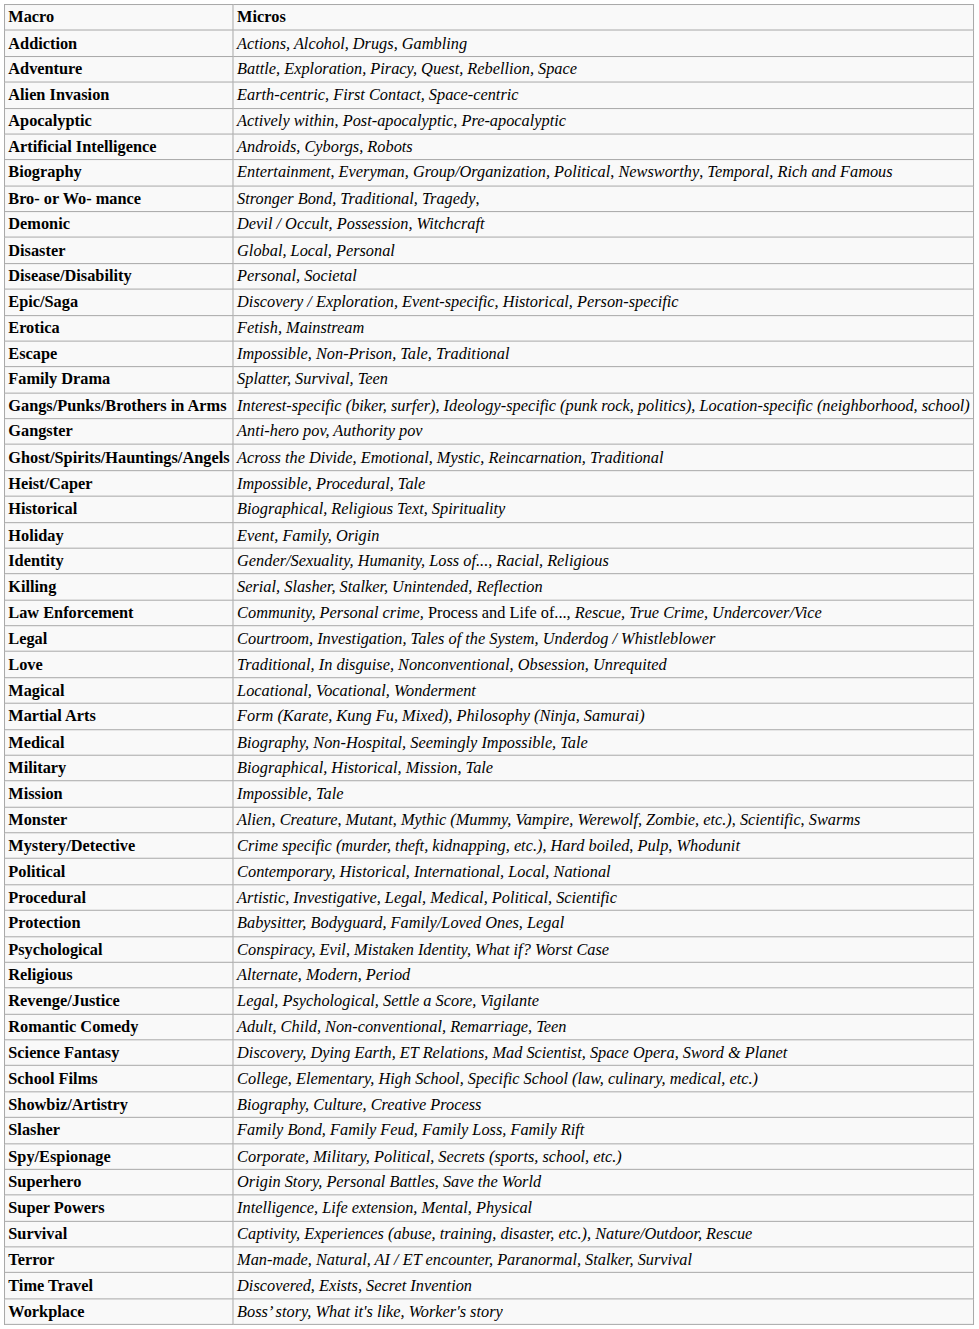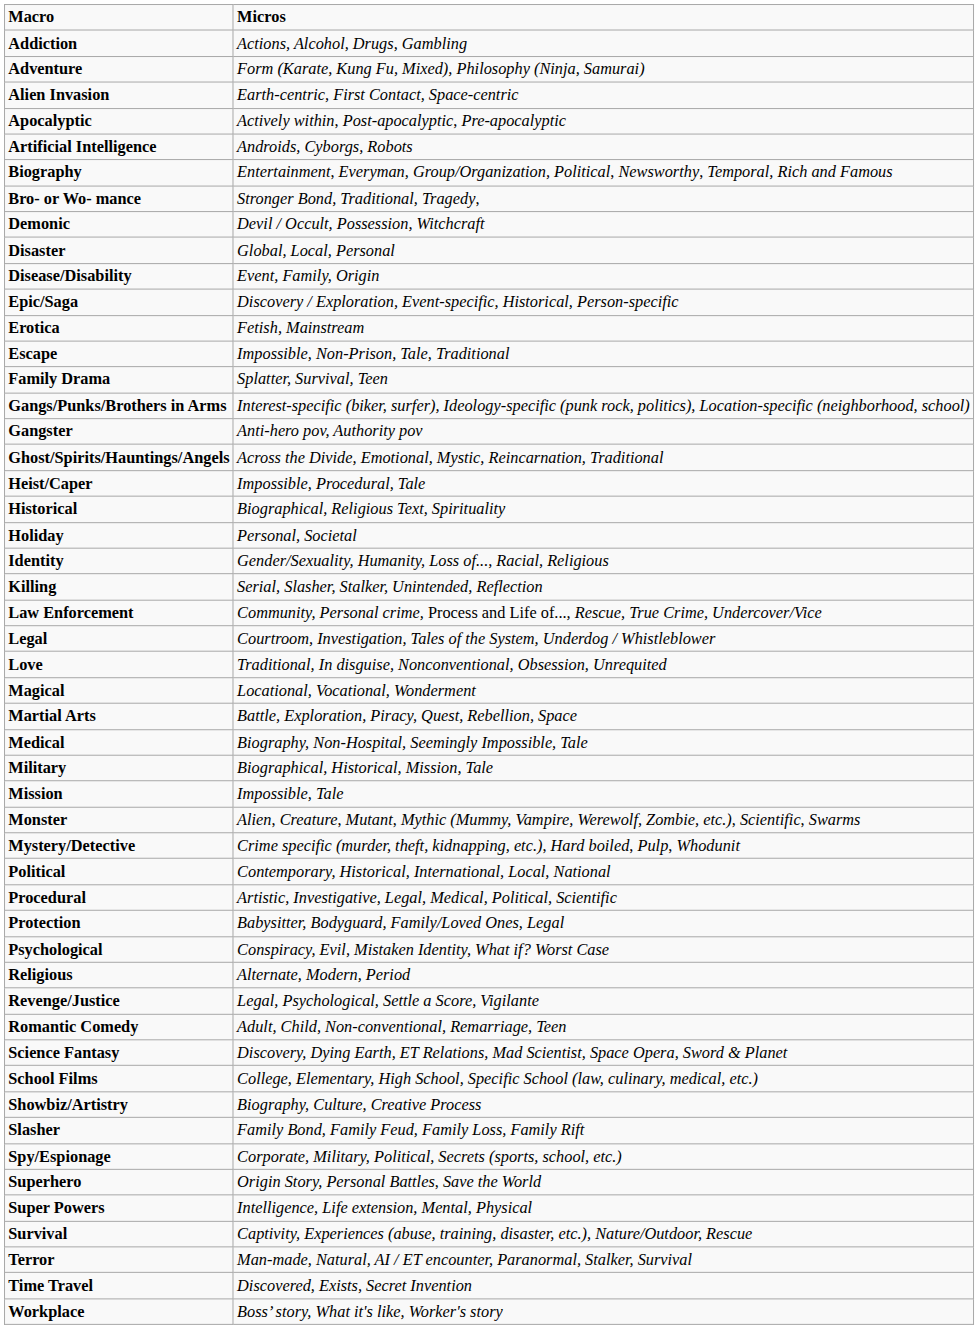(407, 69) Battle, Exploration, Piracy, Quest, Rebellion, Space -> (441, 69) Form (Karate, Kung Fu, Mixed), Philosophy (Ninja, Samurai)
(297, 276) Personal, Societal -> (308, 276) Event, Family, Origin
(308, 535) Event, Family, Origin -> (297, 535) Personal, Societal
(441, 716) Form (Karate, Kung Fu, Mixed), Philosophy (Ninja, Samurai) -> (407, 716) Battle, Exploration, Piracy, Quest, Rebellion, Space
